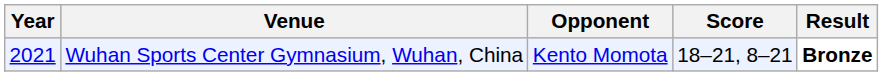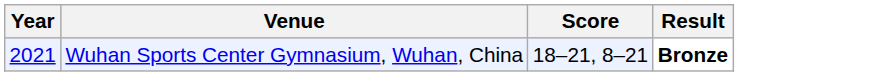- column: (600, 21)
